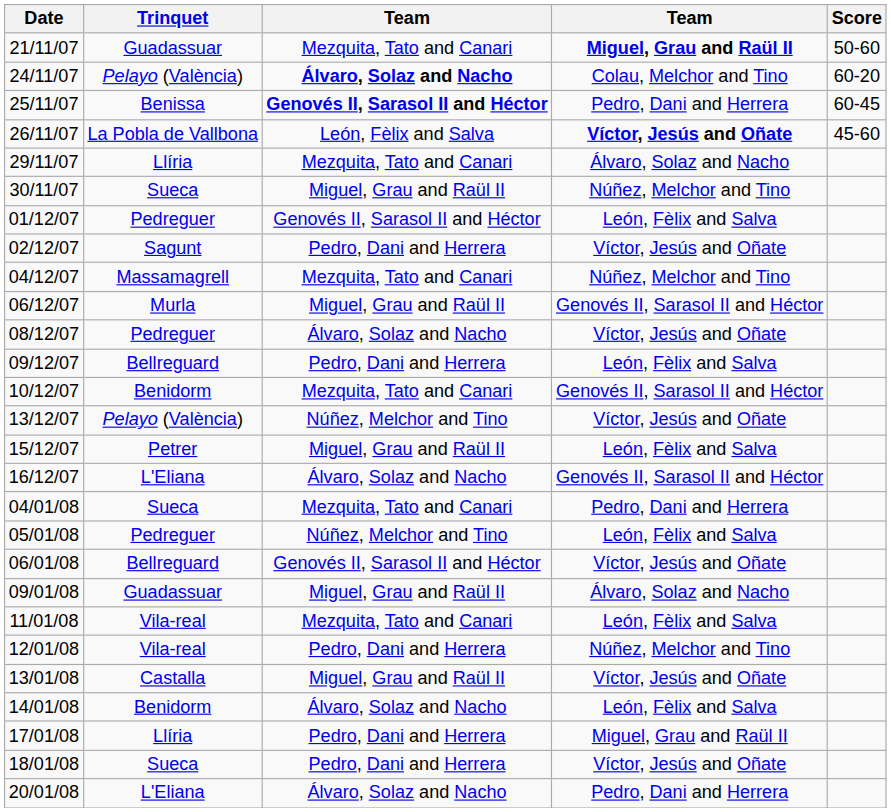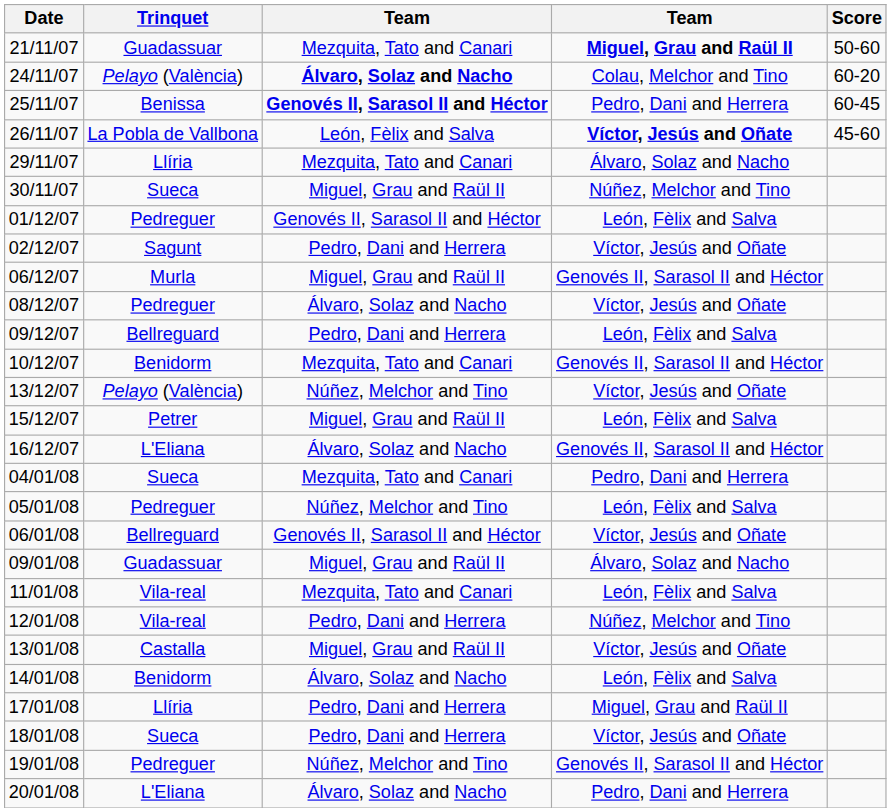- row: (44, 276)
+ row: (44, 764)
